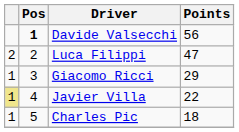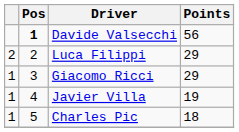(191, 56) 47 -> (191, 56) 29
(12, 97) khaki background -> (12, 97) no background
(191, 97) 22 -> (191, 97) 19
